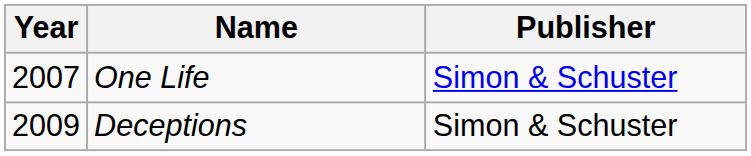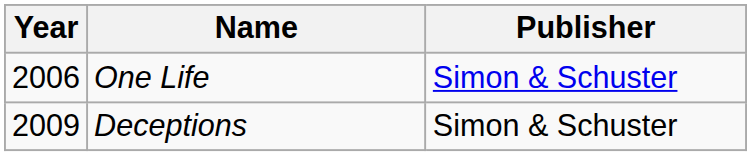(46, 77) 2007 -> (46, 77) 2006
